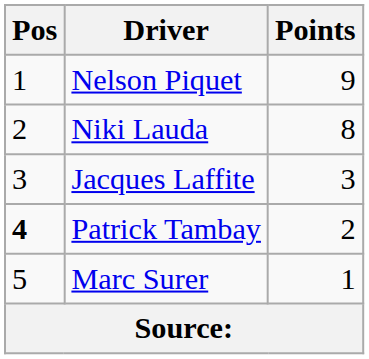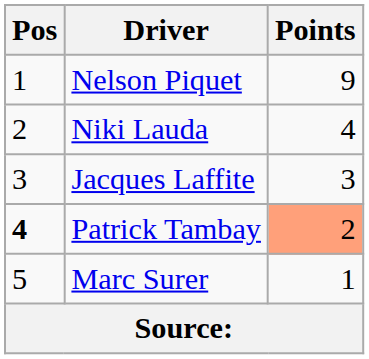(348, 129) 8 -> (348, 129) 4
(348, 229) no background -> (348, 229) lightsalmon background
